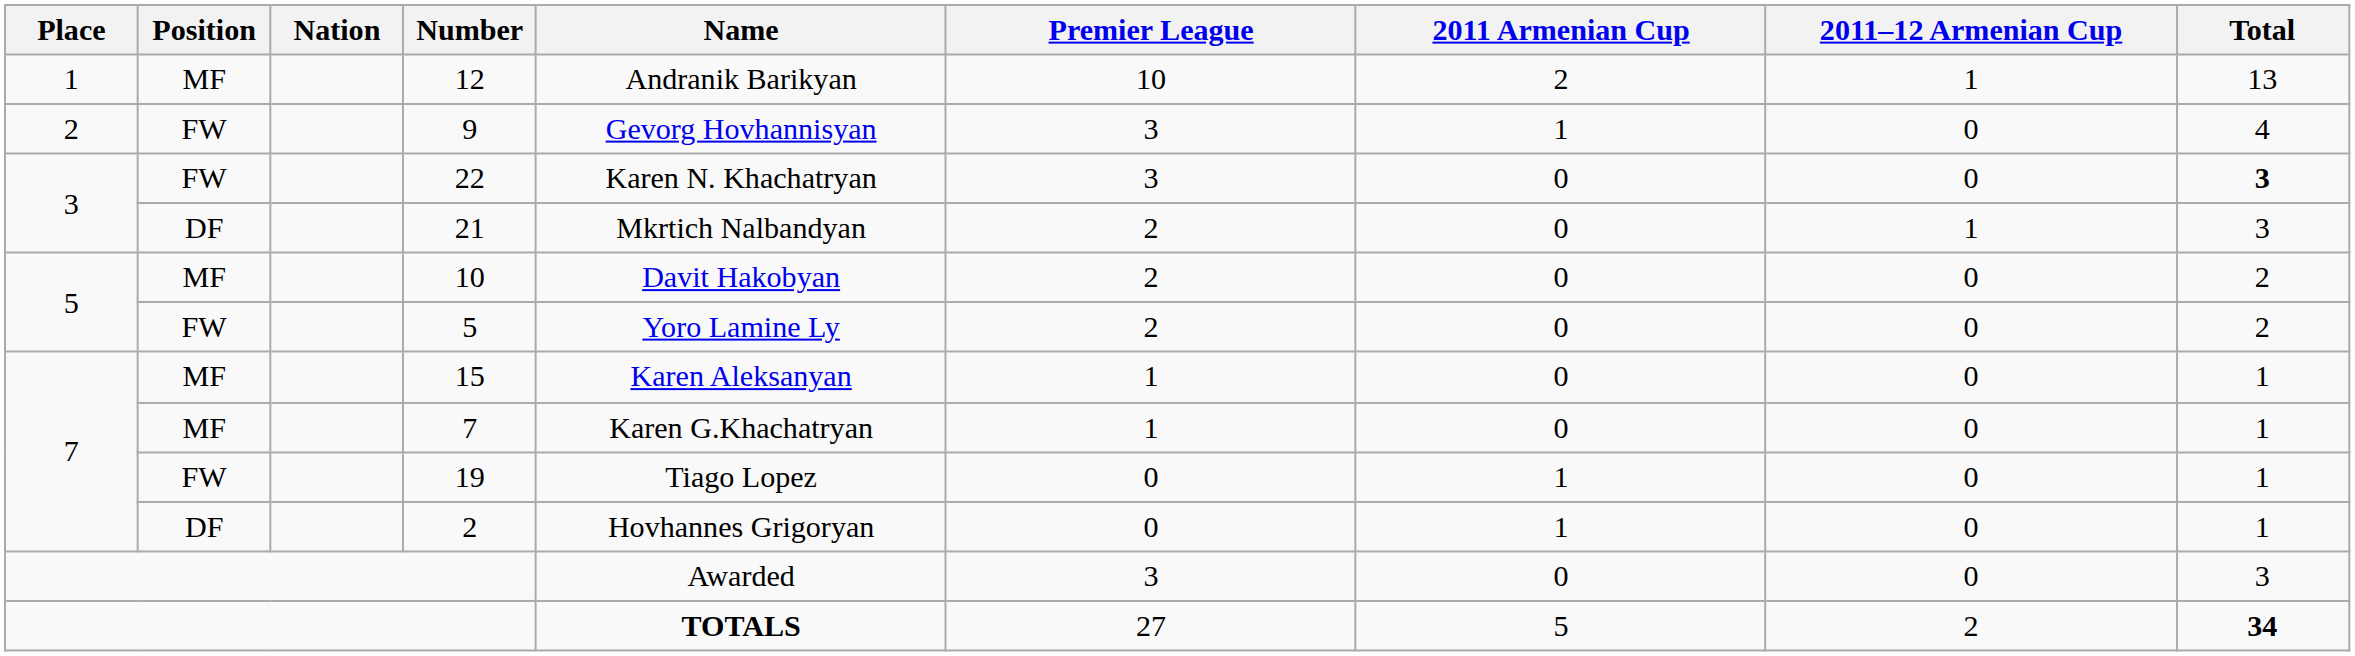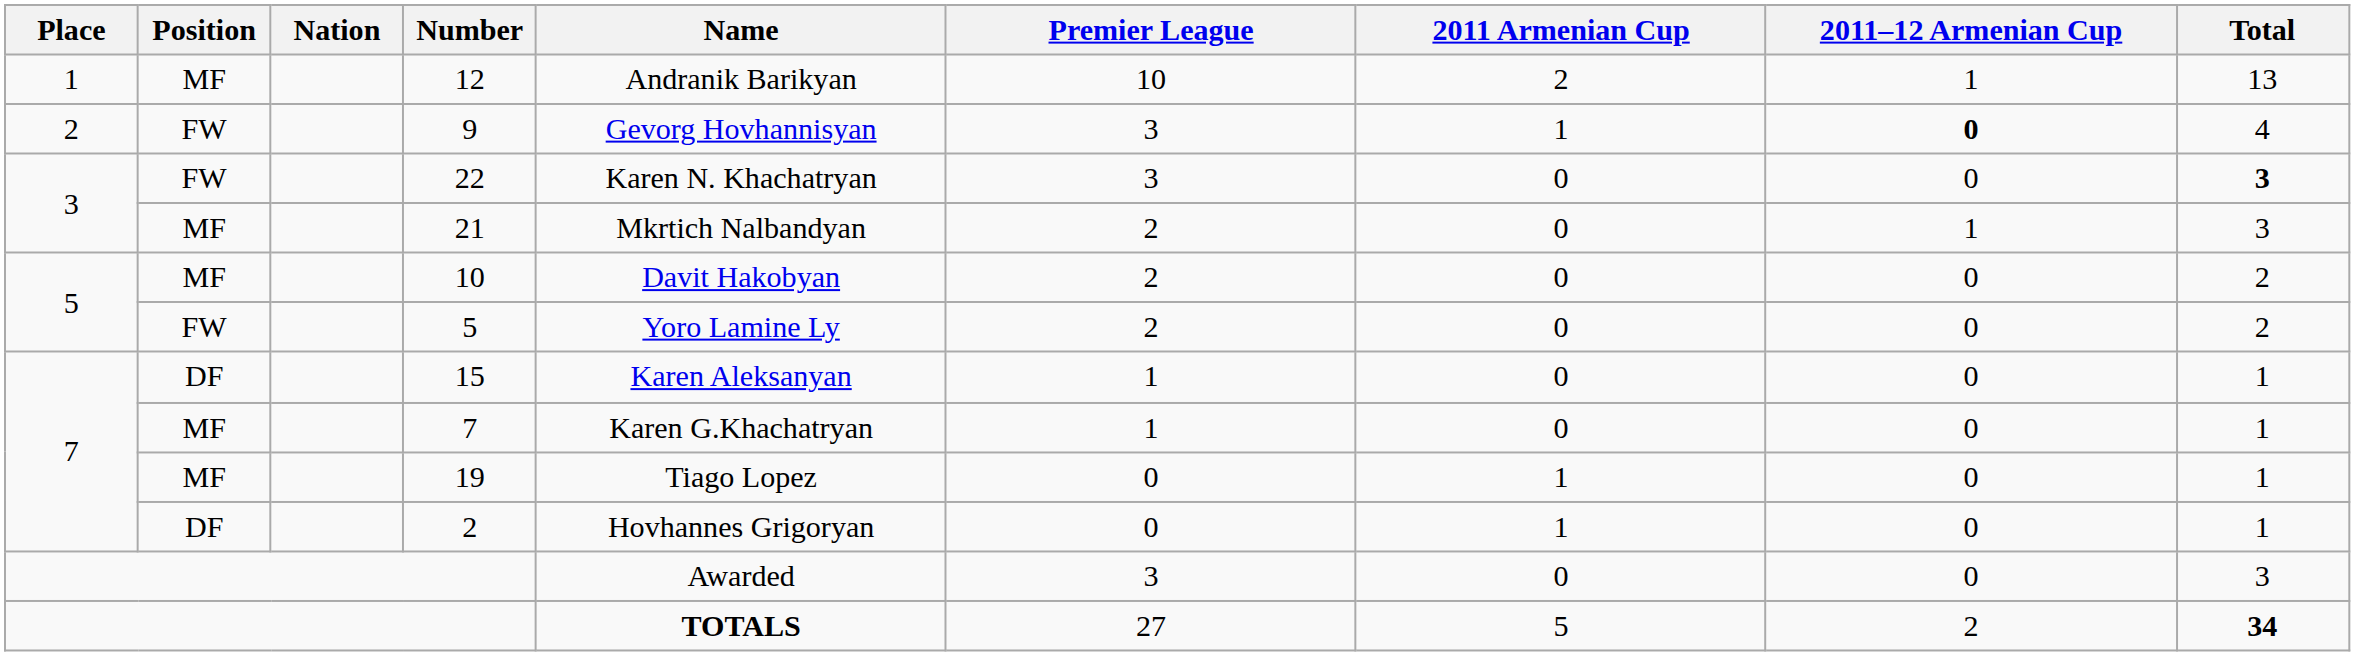(1971, 128) normal -> (1971, 128) bold
(204, 227) DF -> (204, 227) MF
(204, 376) MF -> (204, 376) DF
(204, 476) FW -> (204, 476) MF
